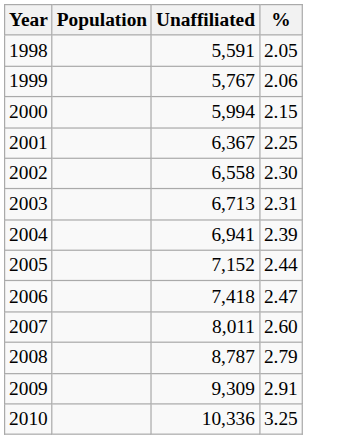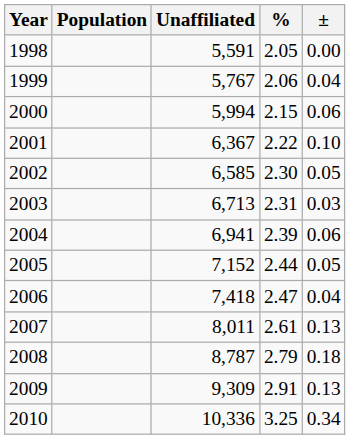+ column: (324, 19)
(281, 142) 2.25 -> (281, 142) 2.22
(233, 173) 6,558 -> (233, 173) 6,585
(281, 326) 2.60 -> (281, 326) 2.61
